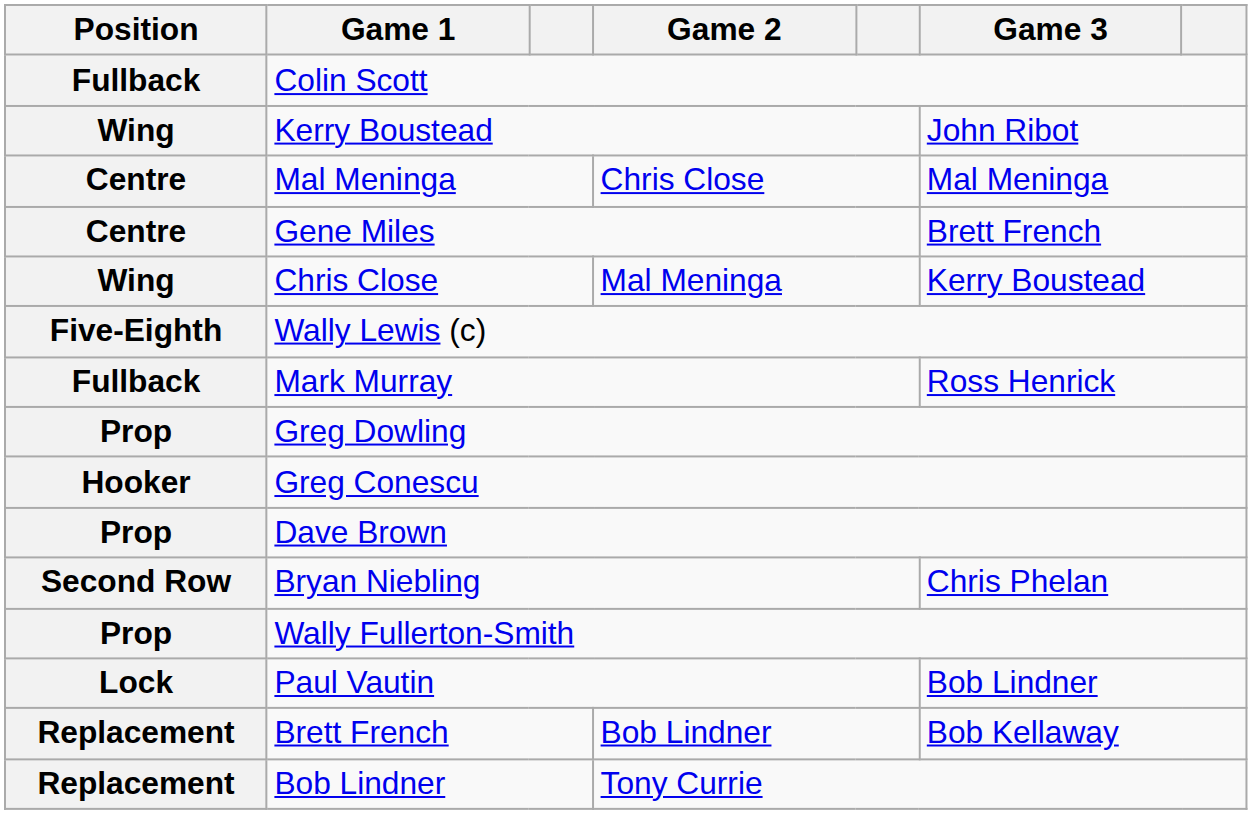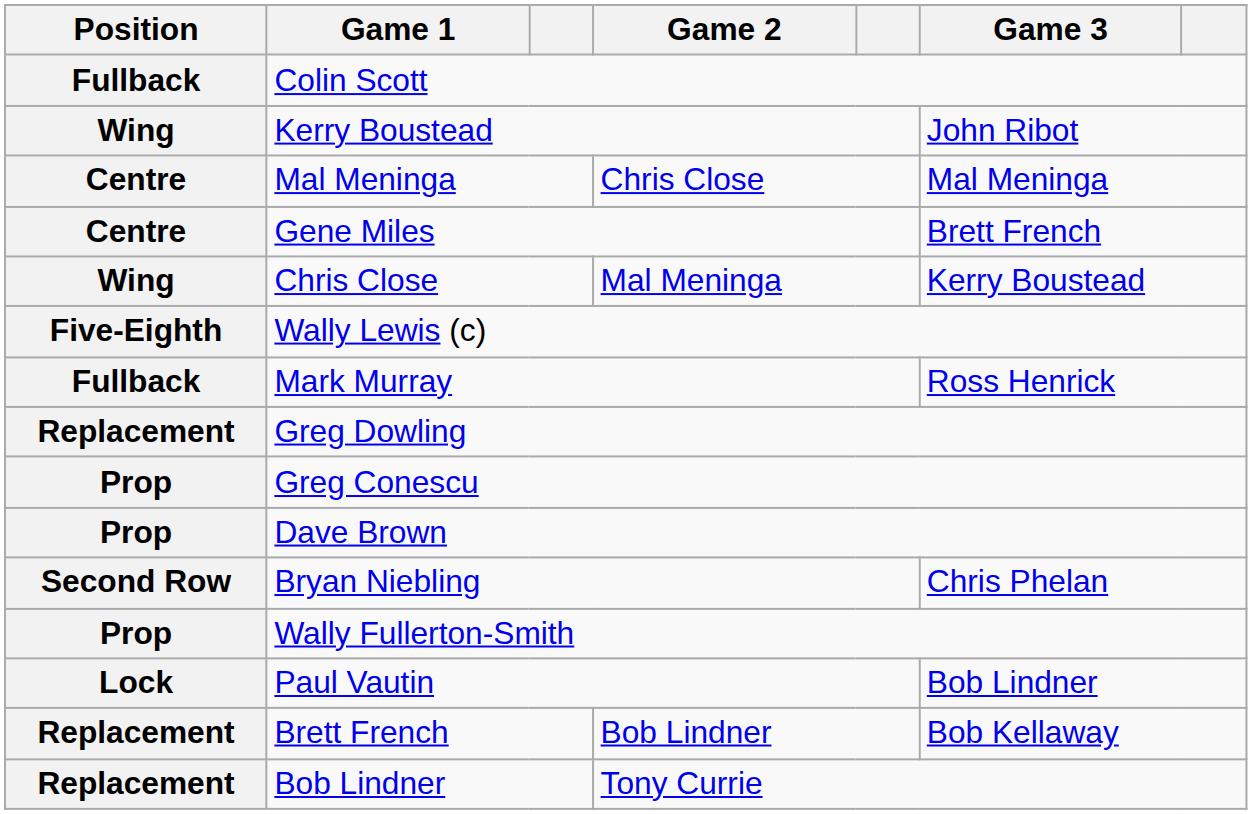(136, 431) Prop -> (136, 431) Replacement
(136, 481) Hooker -> (136, 481) Prop
